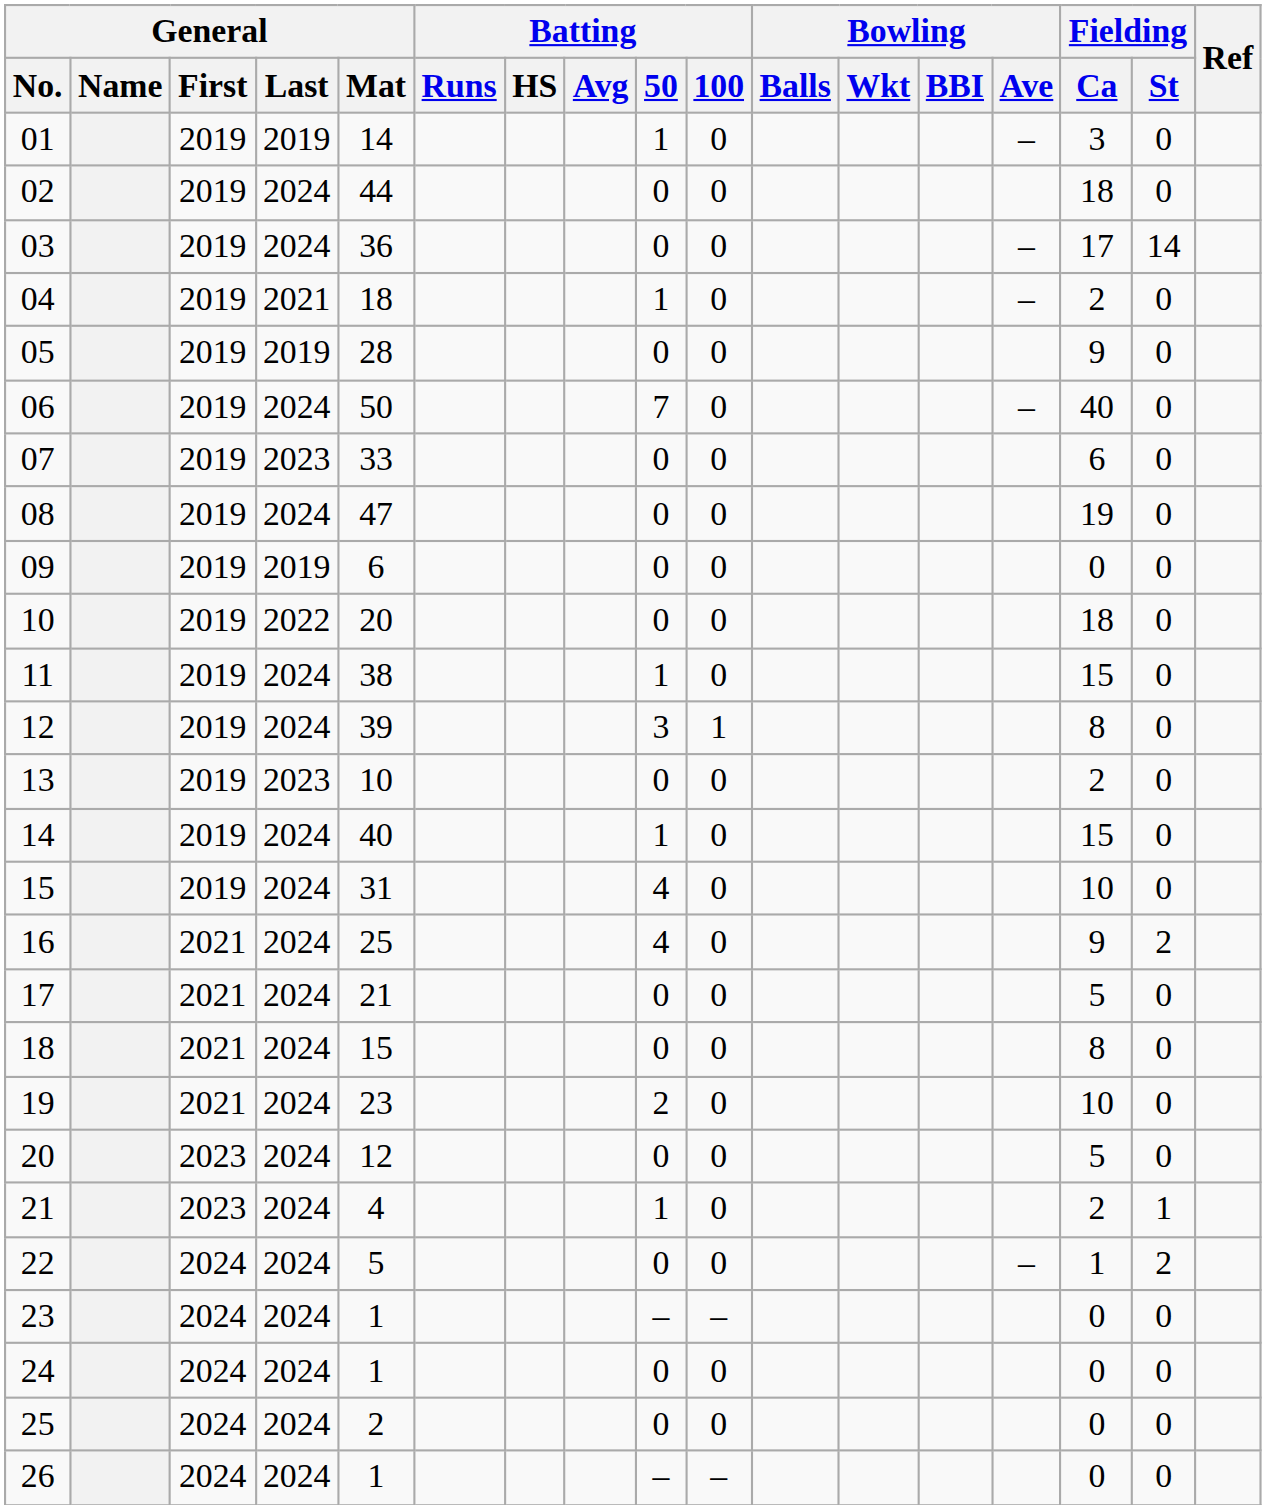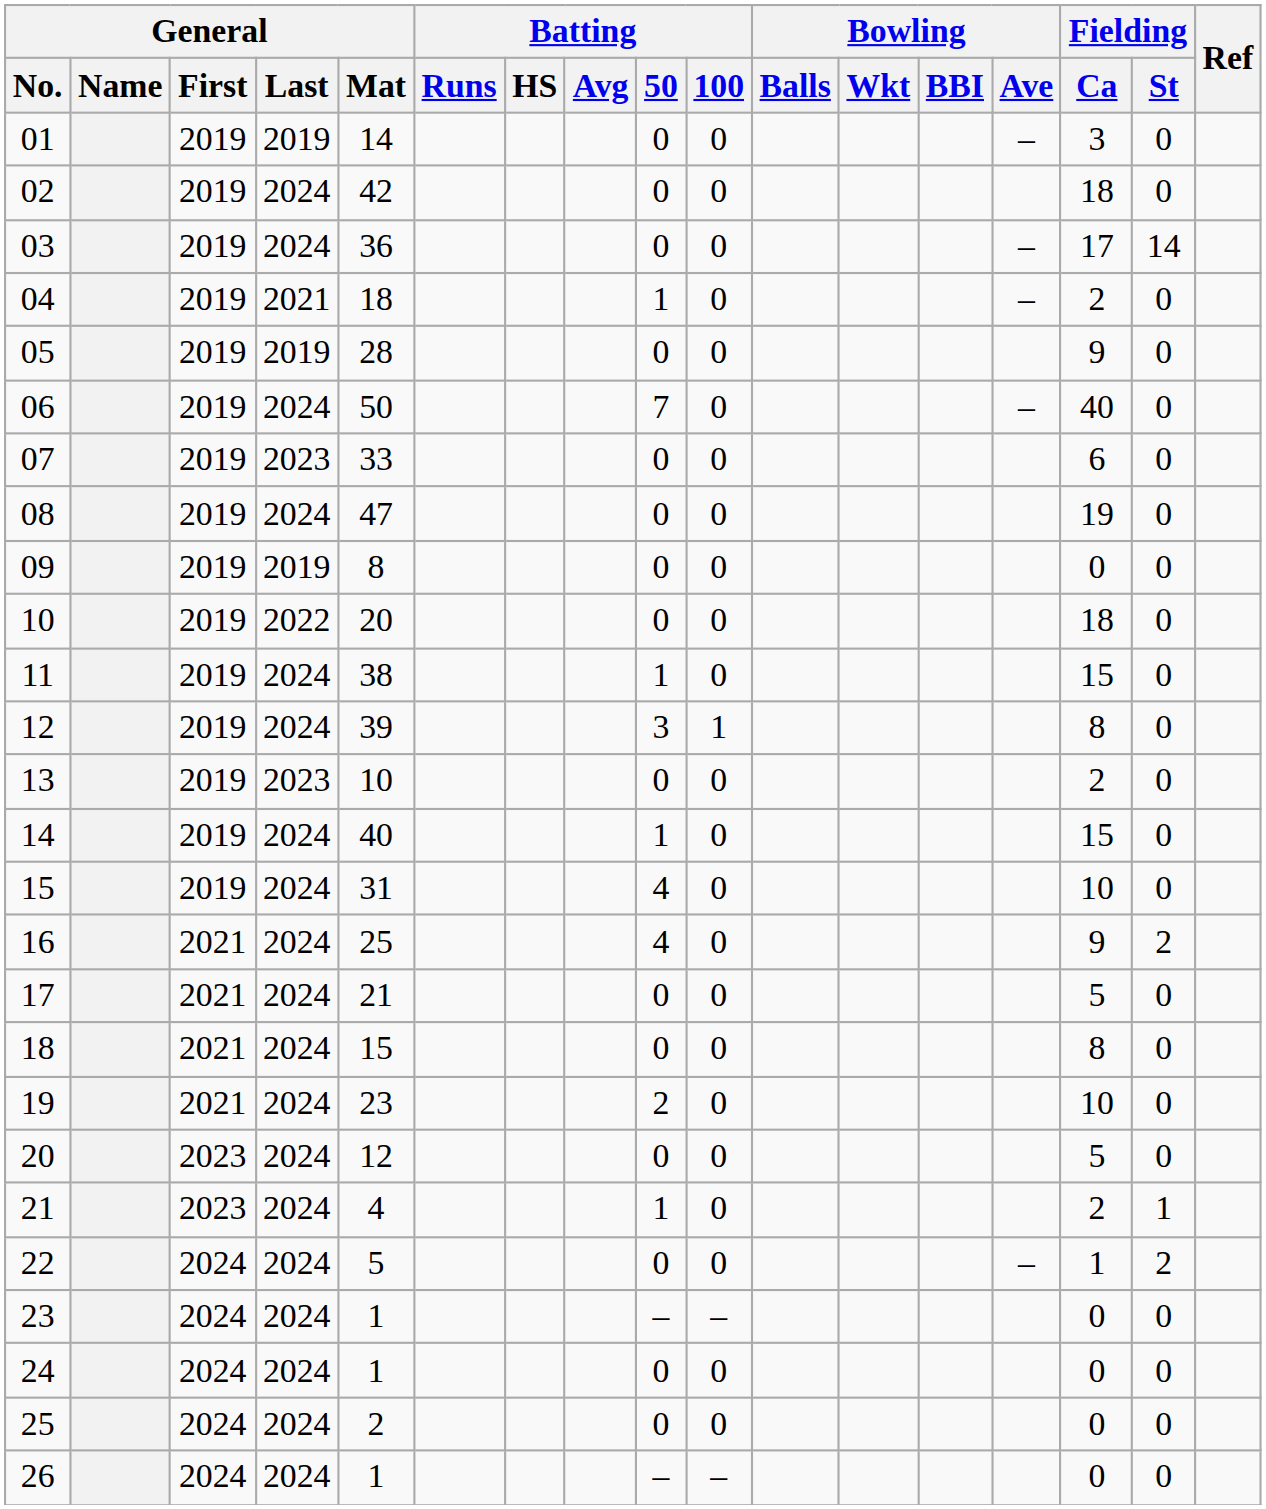(661, 138) 1 -> (661, 138) 0
(376, 191) 44 -> (376, 191) 42
(376, 566) 6 -> (376, 566) 8
